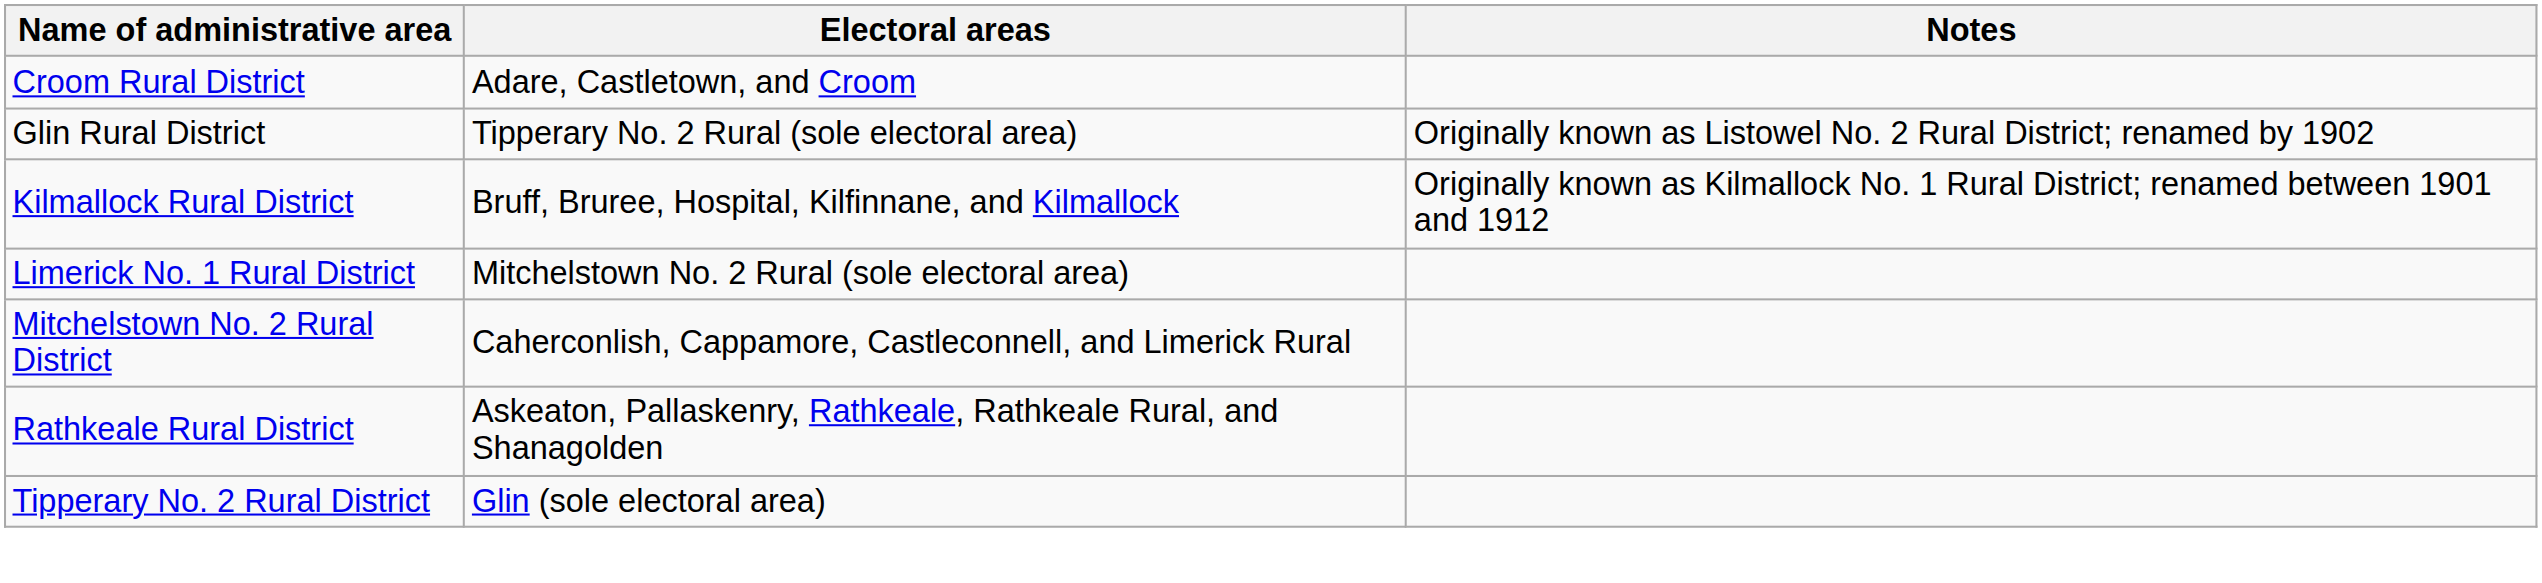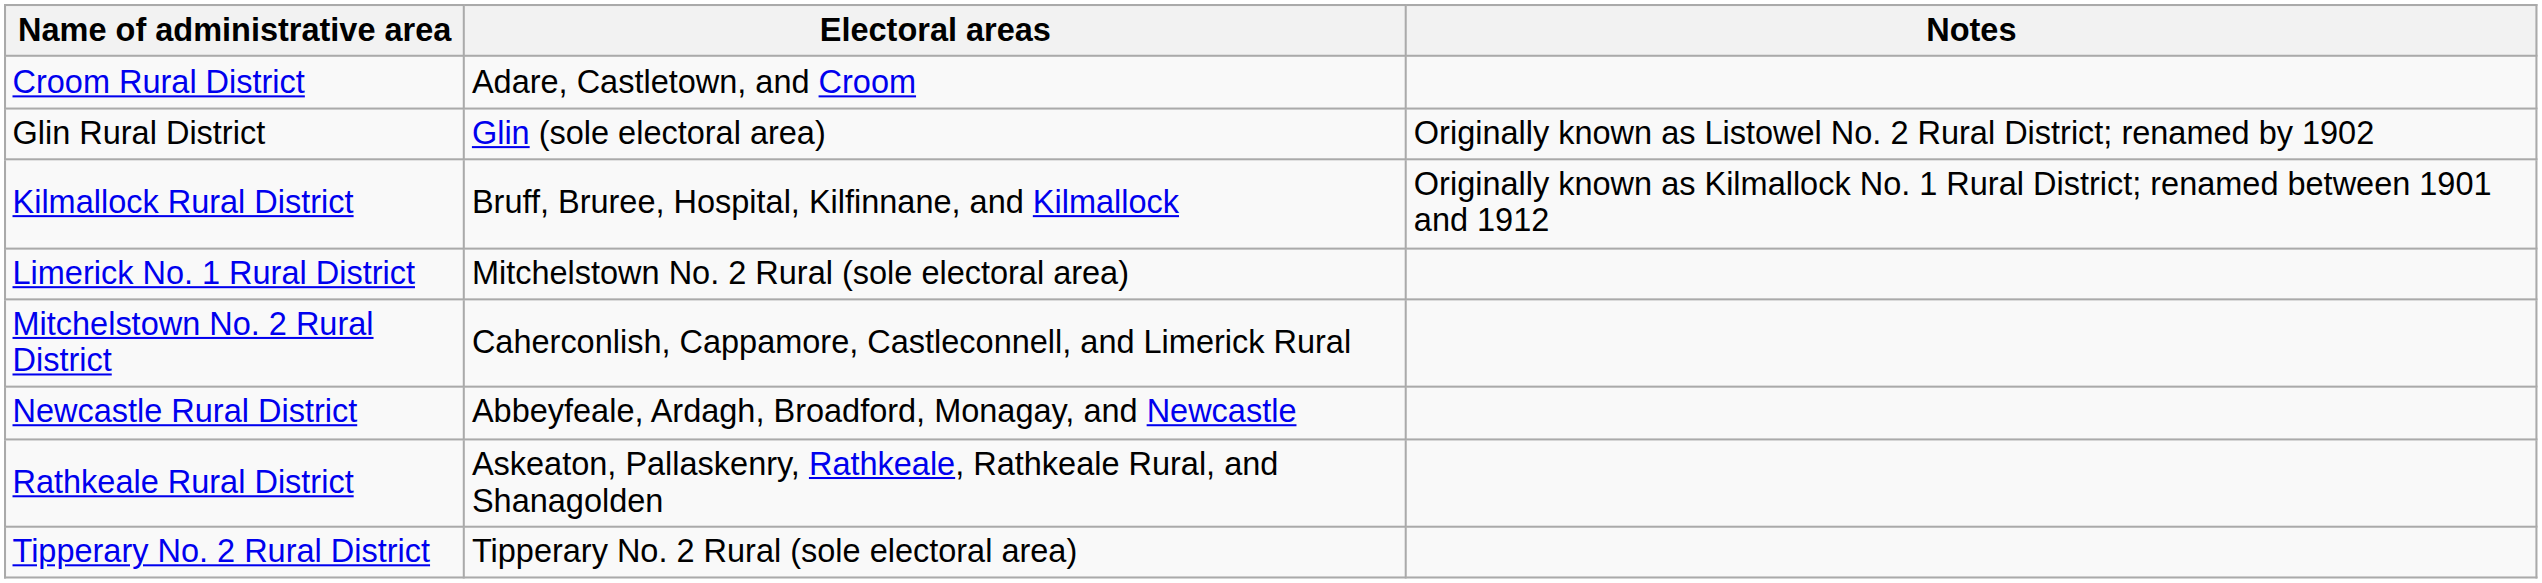(775, 133) Tipperary No. 2 Rural (sole electoral area) -> (649, 133) Glin (sole electoral area)
+ row: (185, 412)
(649, 500) Glin (sole electoral area) -> (775, 551) Tipperary No. 2 Rural (sole electoral area)
